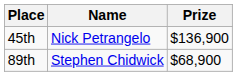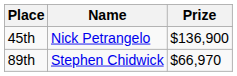(196, 60) $68,900 -> (196, 60) $66,970
